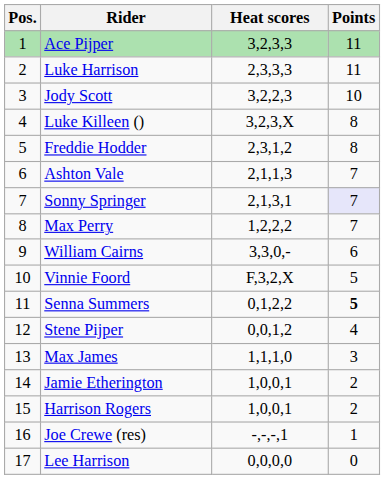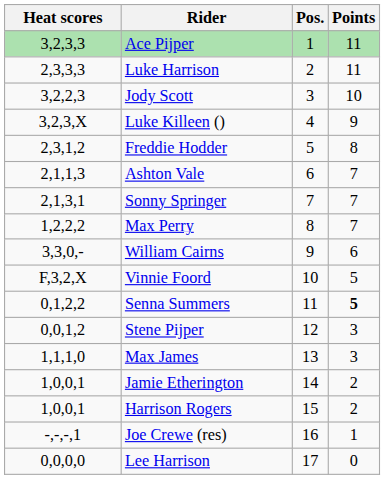columns swapped: (23, 17) <-> (270, 17)
(354, 121) 8 -> (354, 121) 9
(354, 200) lavender background -> (354, 200) no background
(354, 330) 4 -> (354, 330) 3
